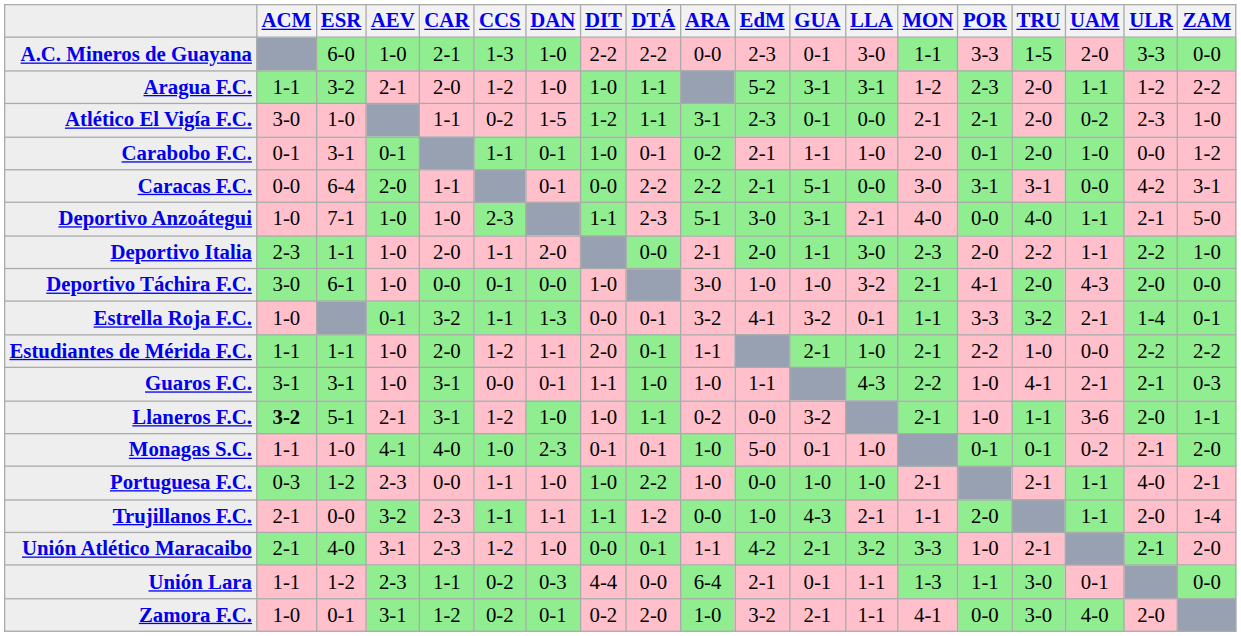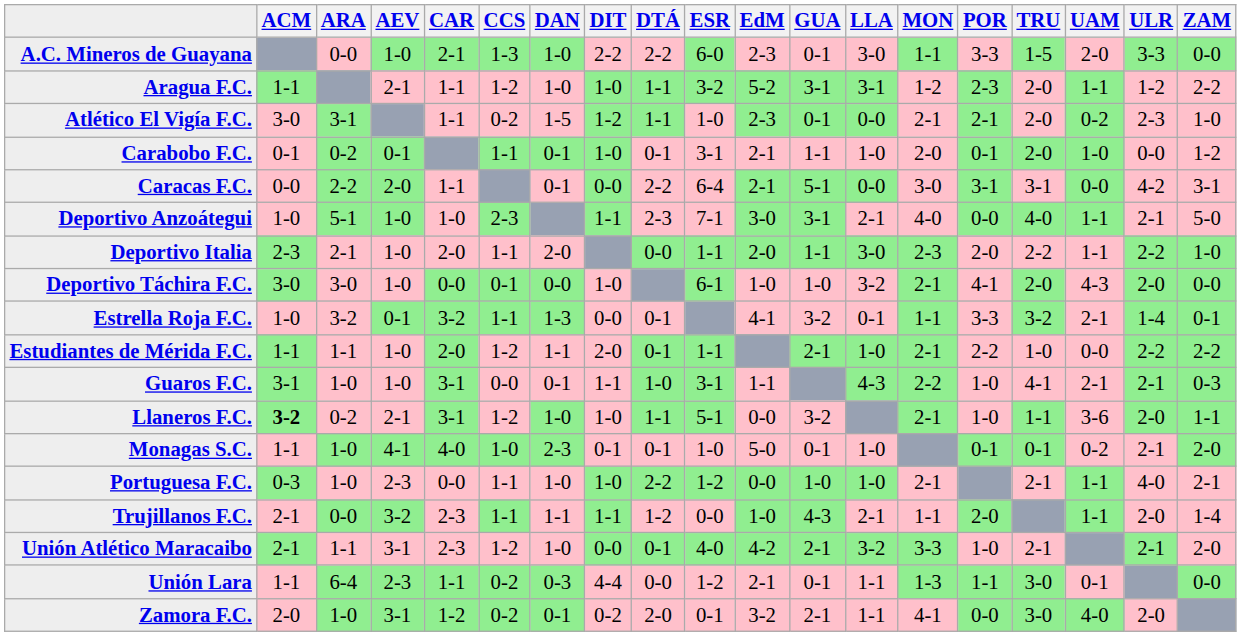columns swapped: (707, 20) <-> (341, 20)
(447, 86) 2-0 -> (451, 86) 1-1
(286, 614) 1-0 -> (286, 614) 2-0
